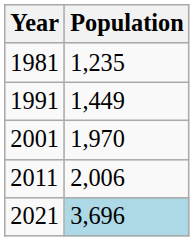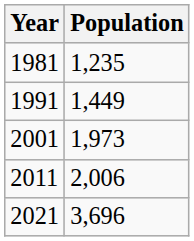(98, 139) 1,970 -> (98, 139) 1,973
(98, 216) lightblue background -> (98, 216) no background
